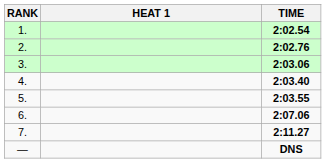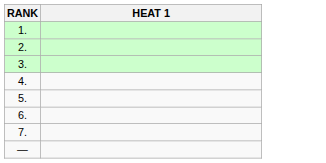- column: (291, 13)
